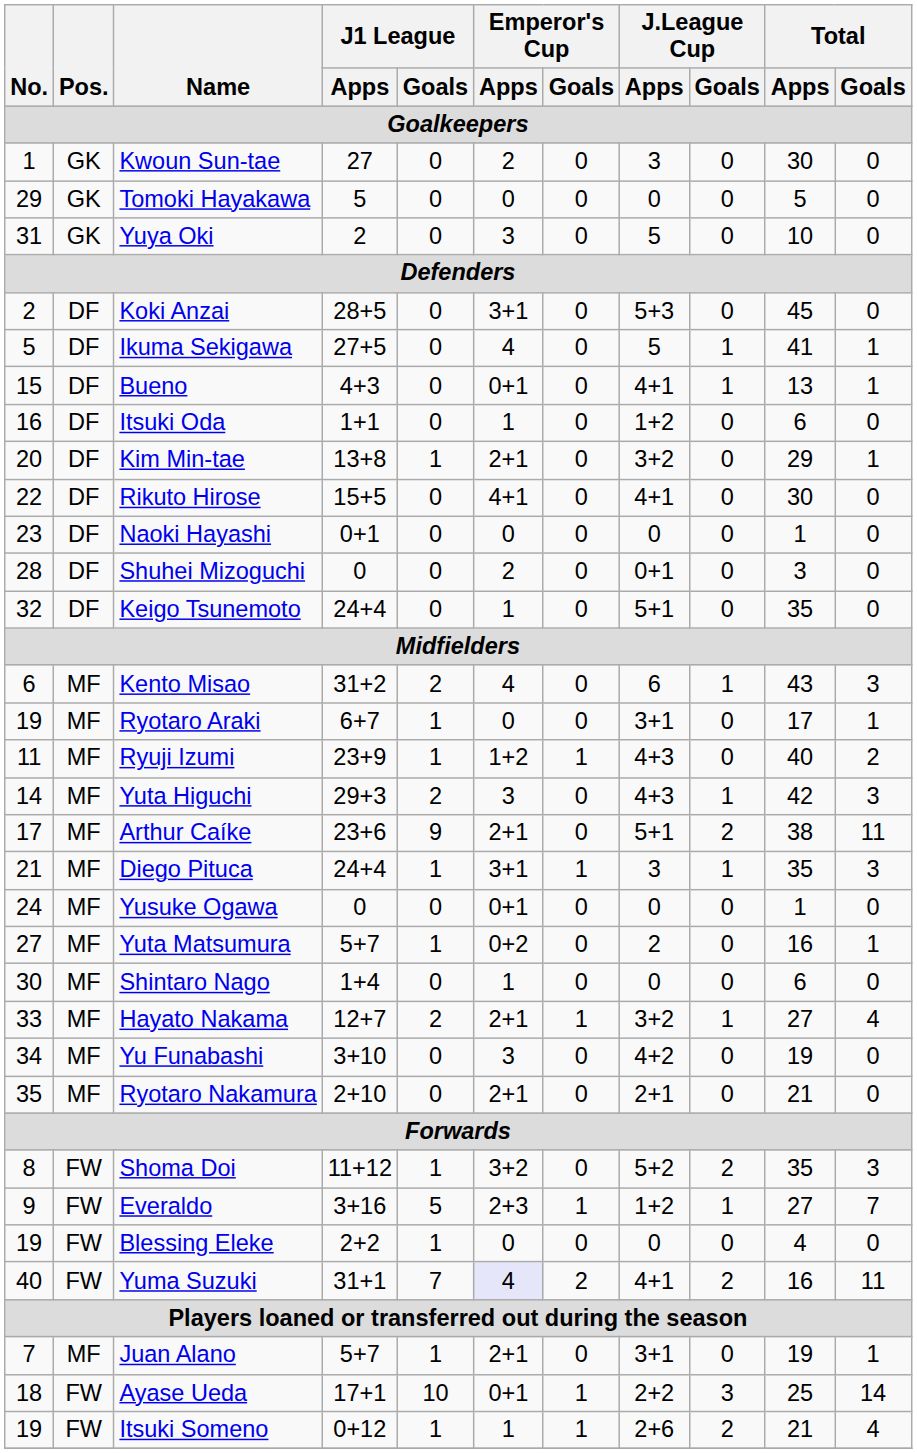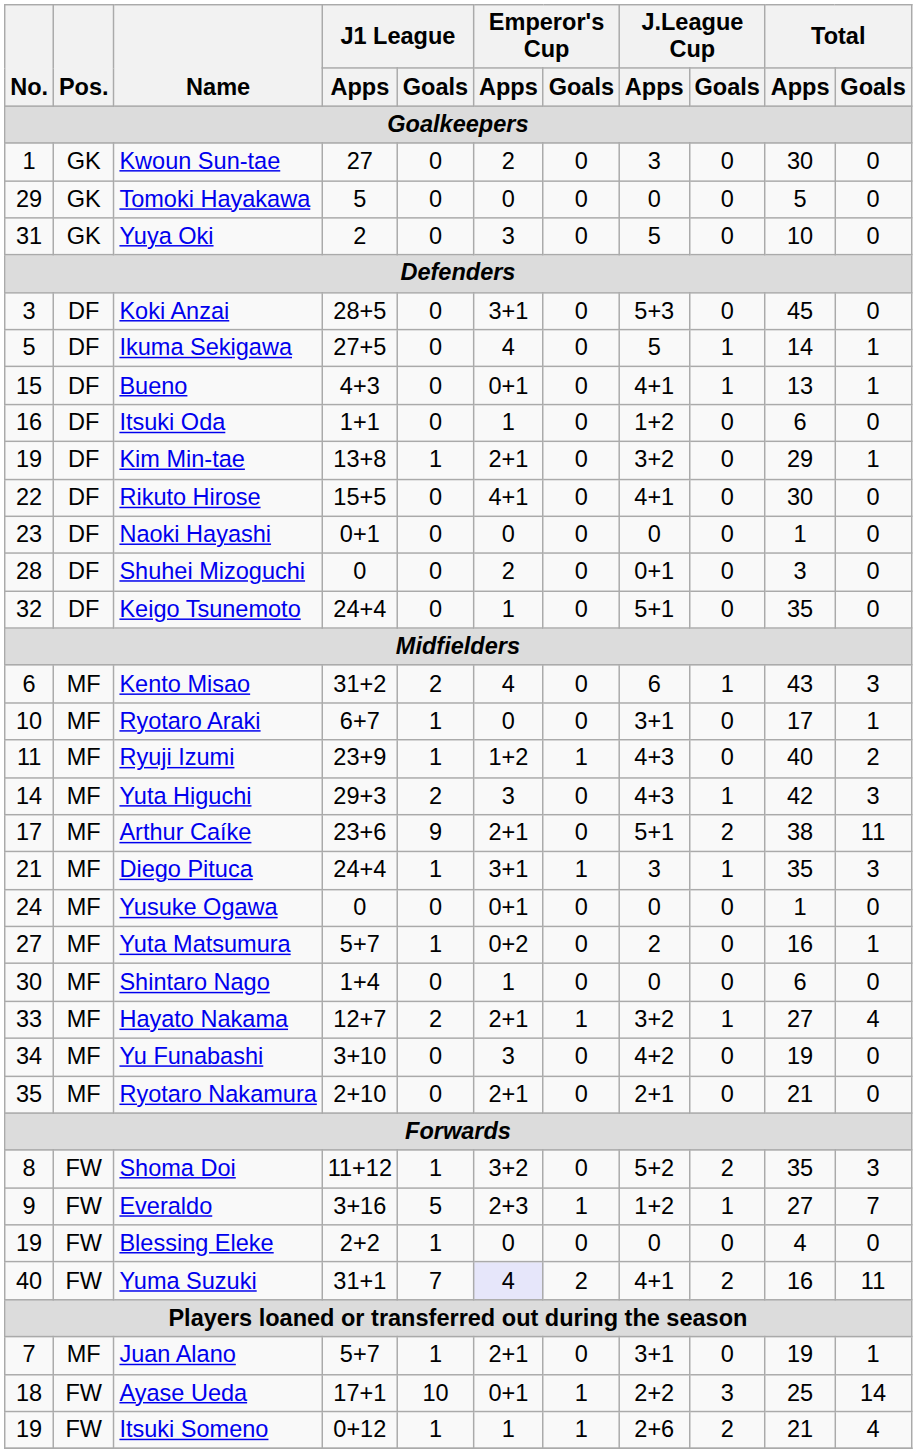(29, 310) 2 -> (29, 310) 3
(800, 348) 41 -> (800, 348) 14
(29, 459) 20 -> (29, 459) 19
(29, 721) 19 -> (29, 721) 10
